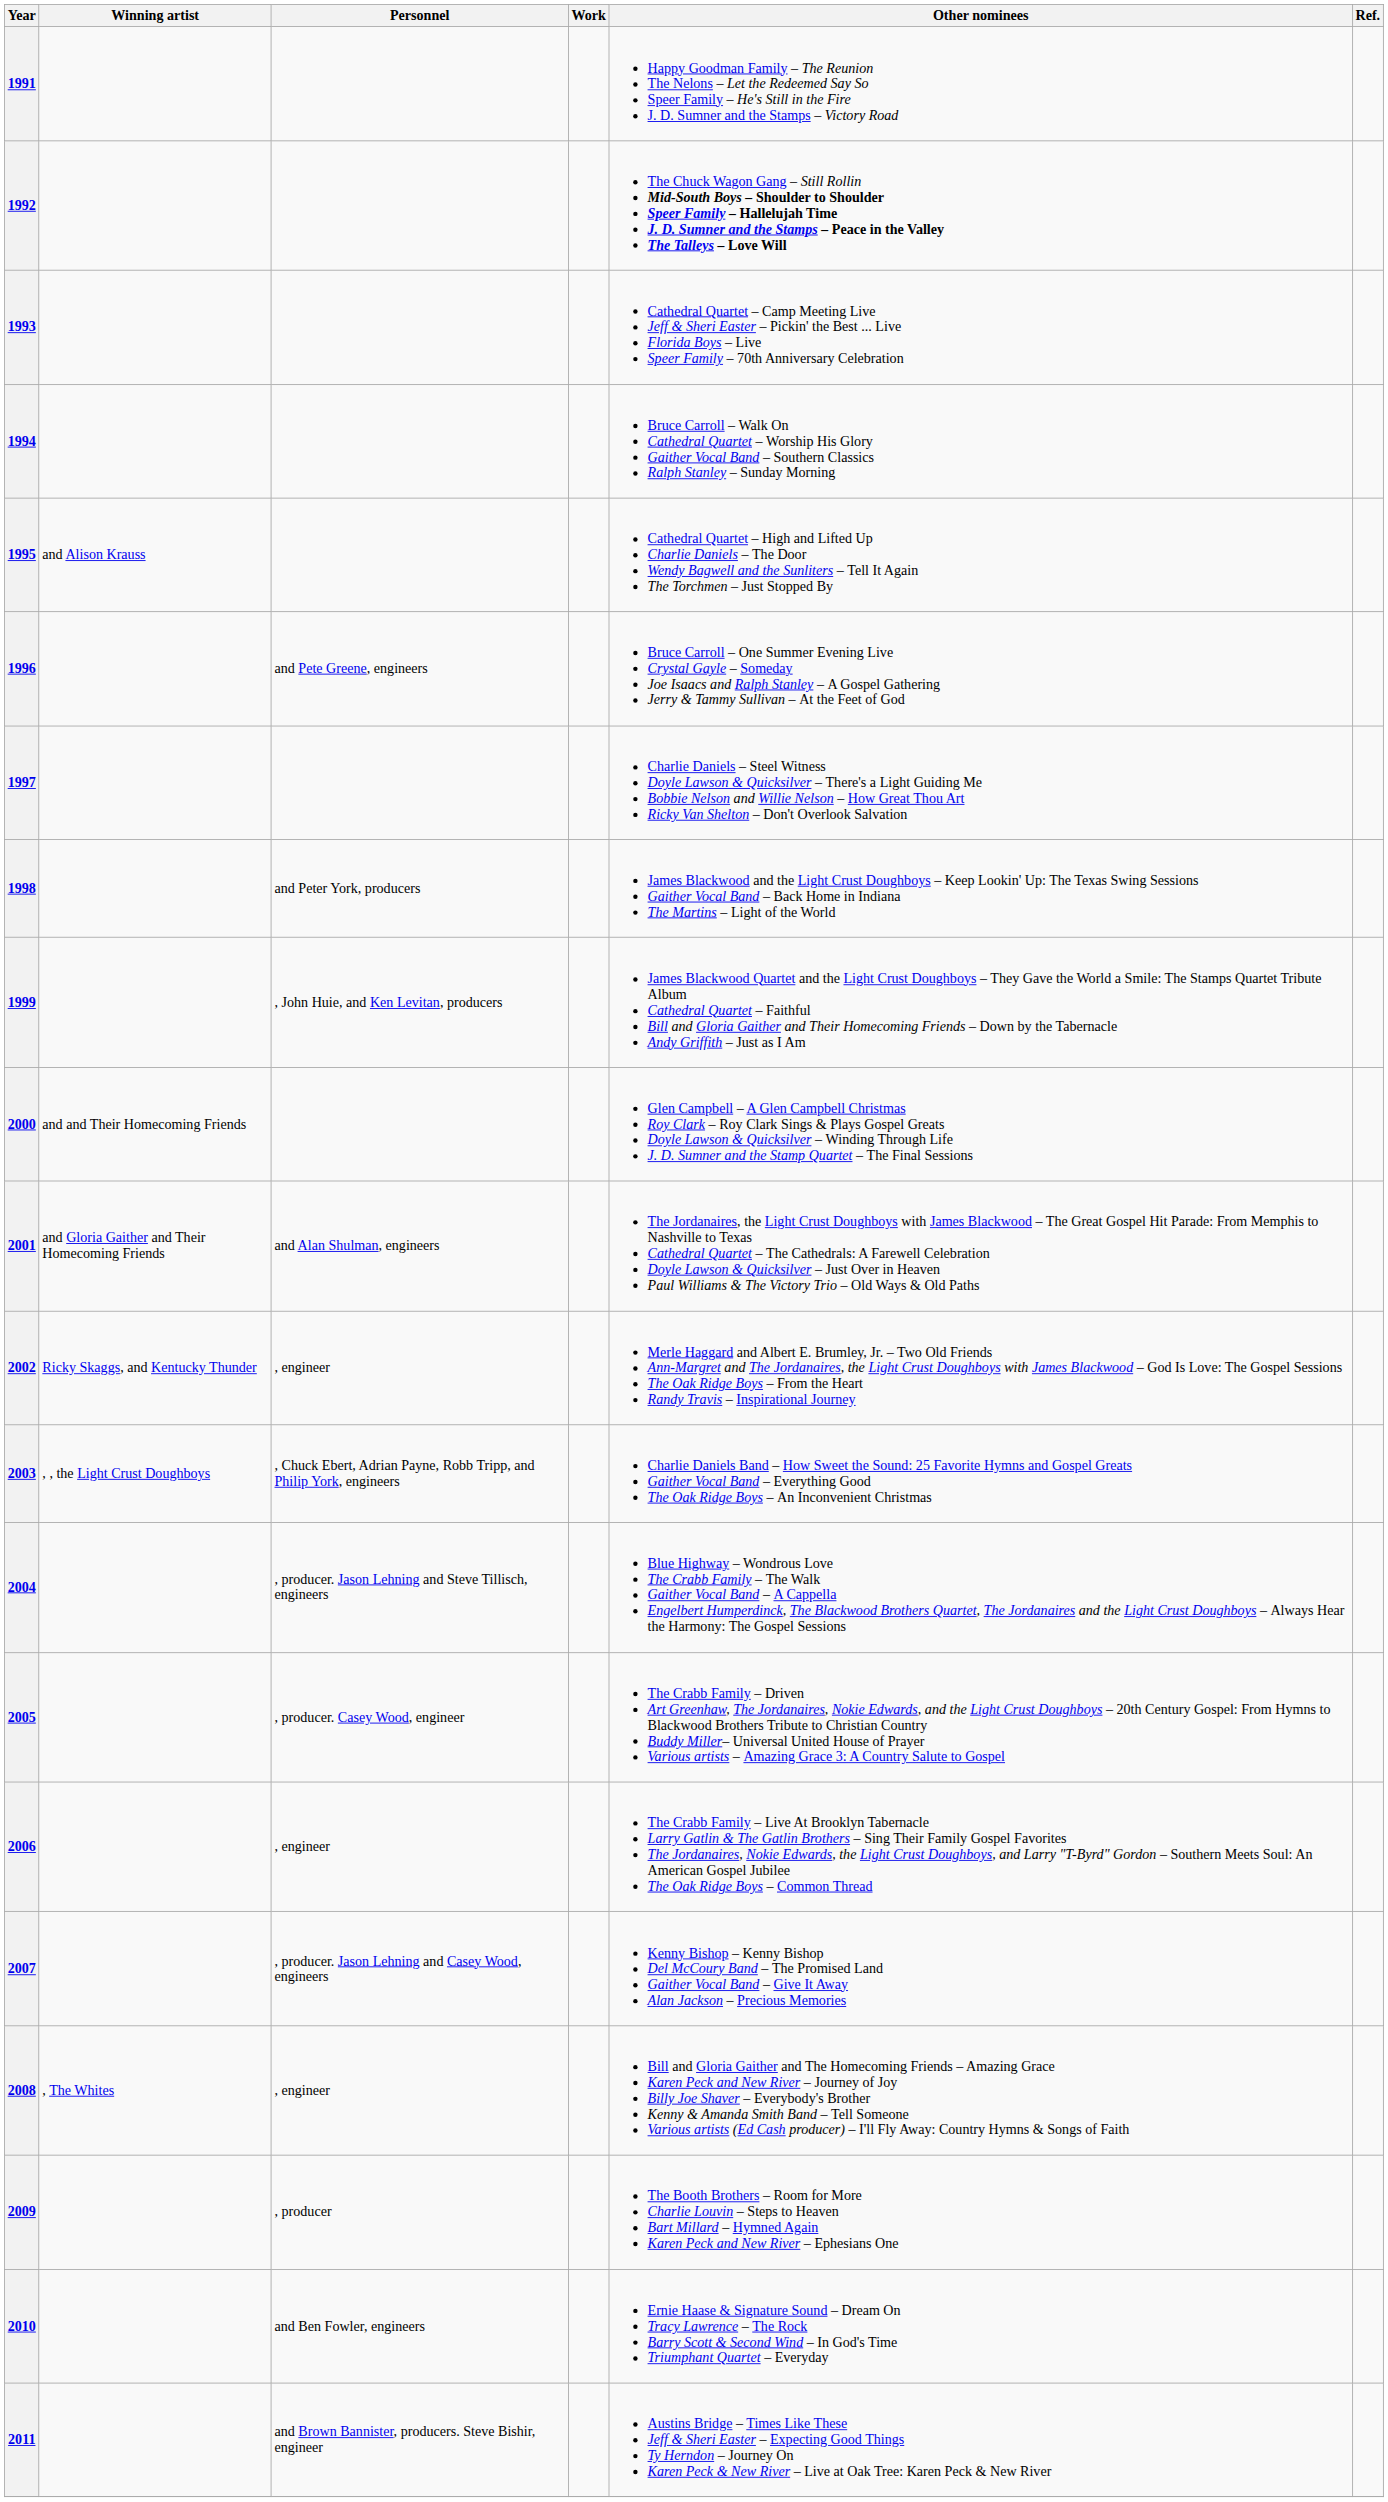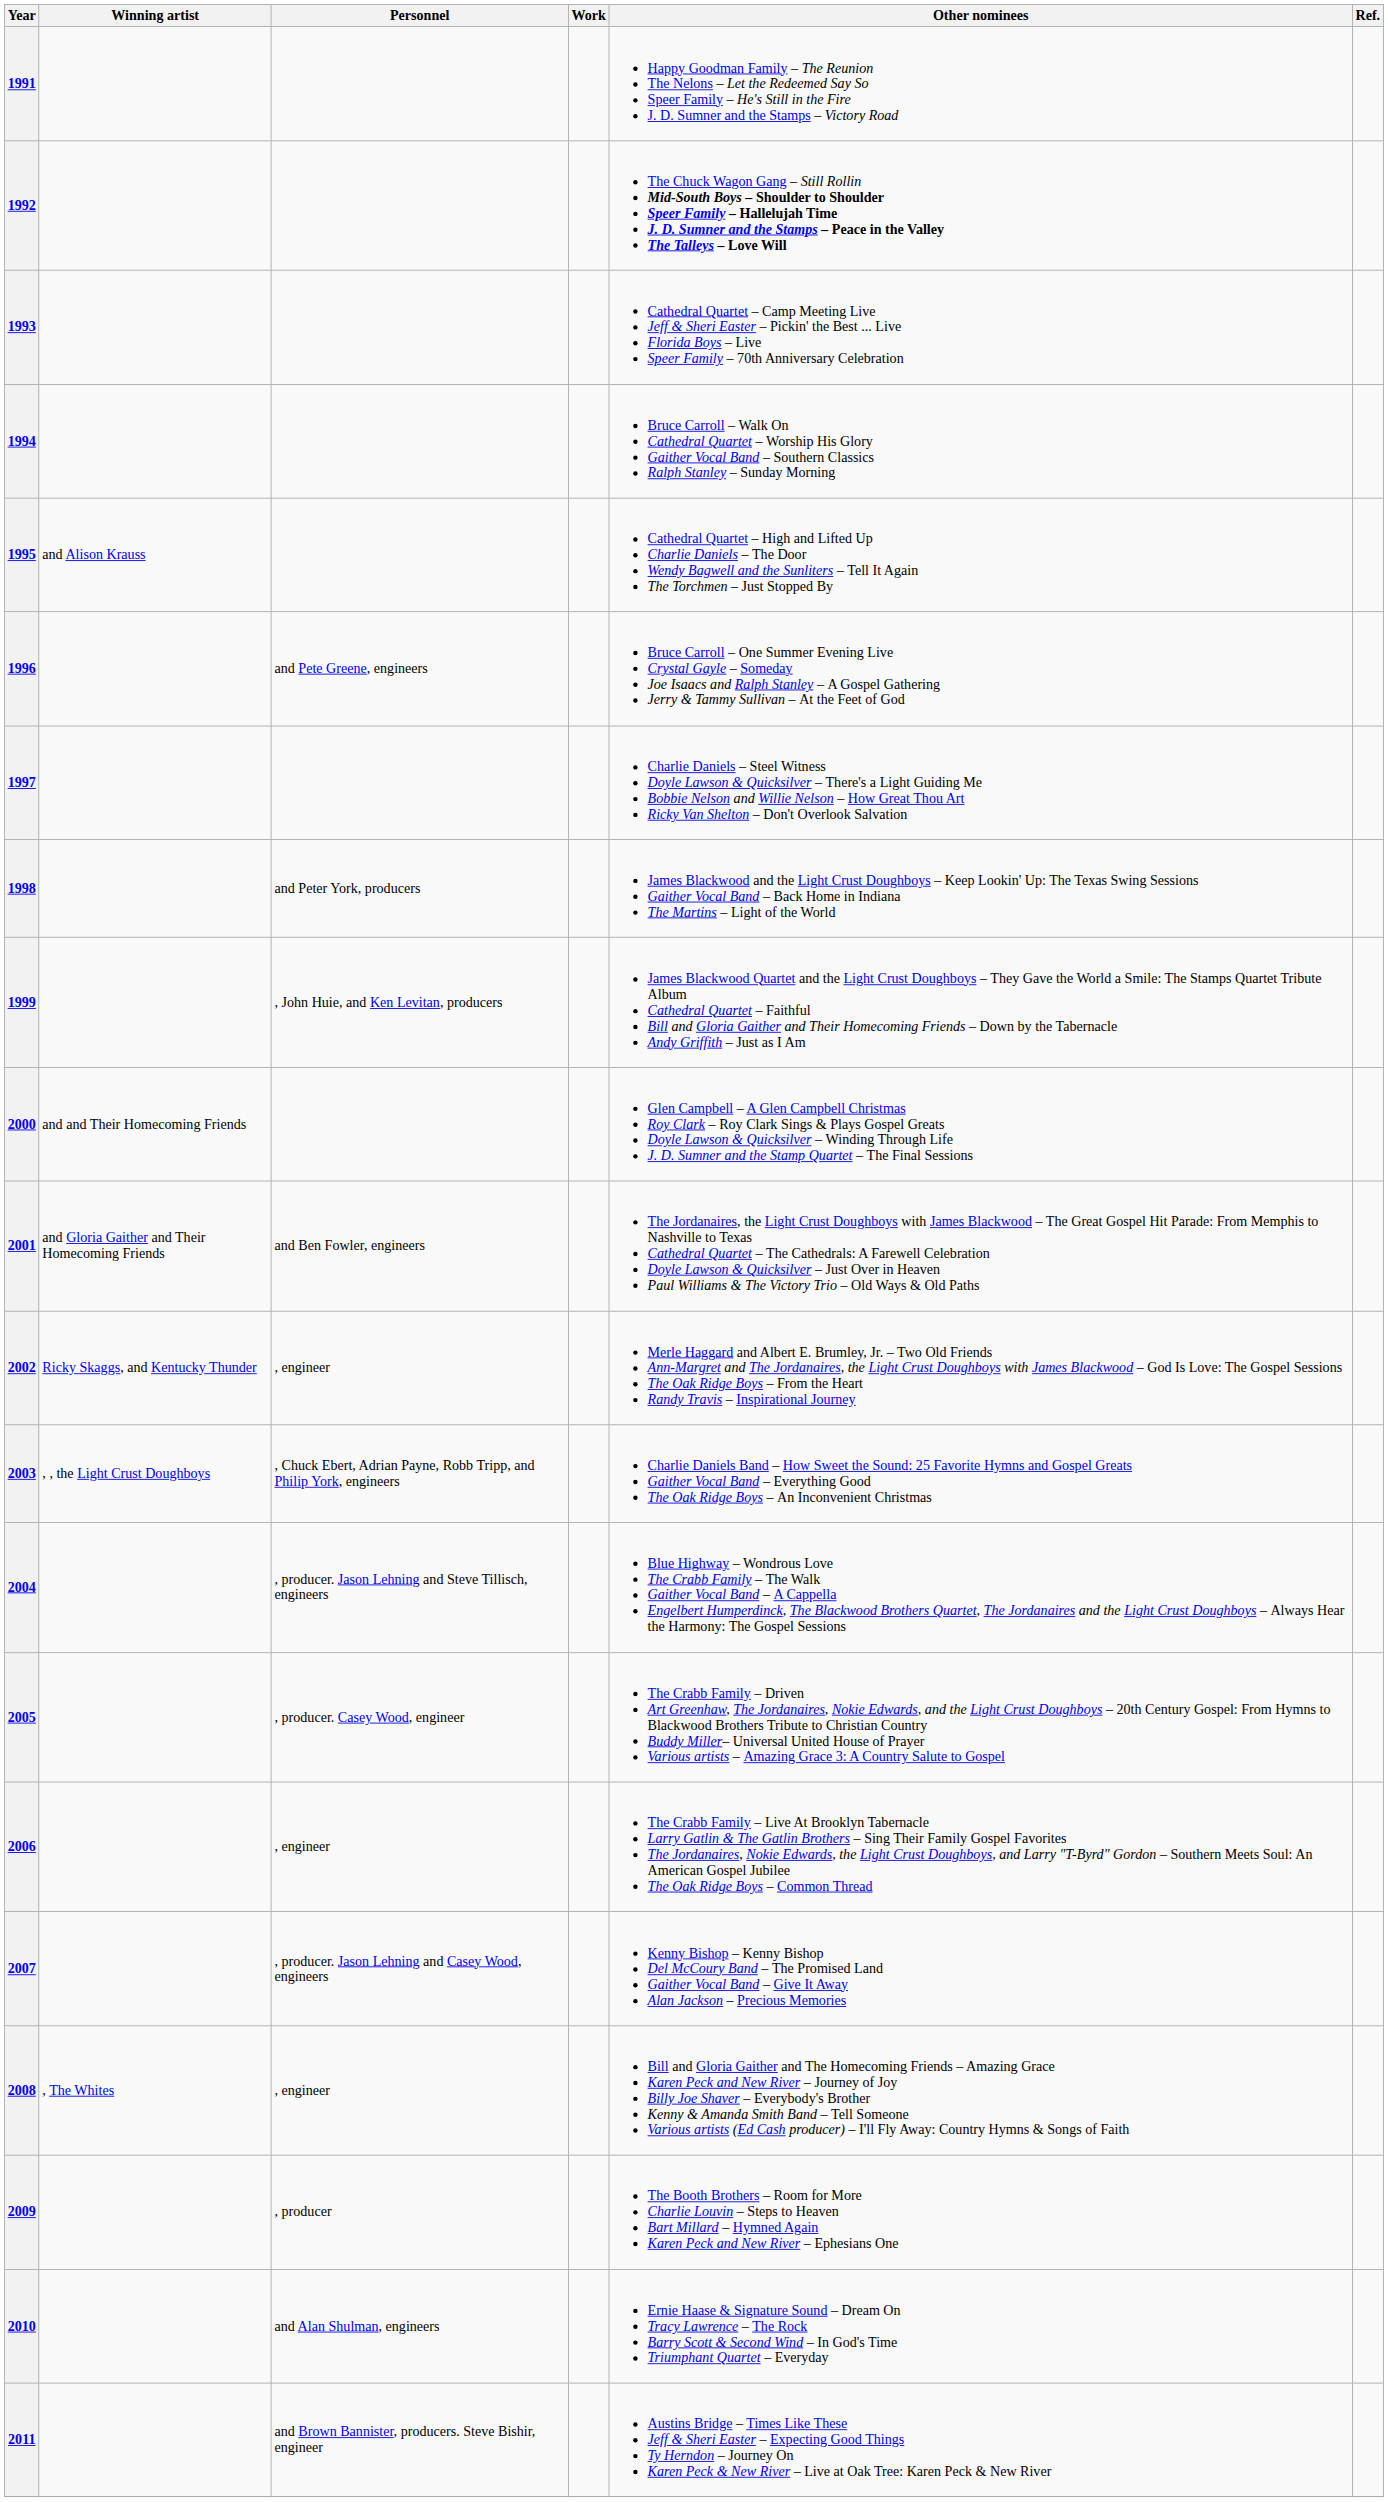(357, 1246) and Alan Shulman, engineers -> (350, 1246) and Ben Fowler, engineers
(350, 2326) and Ben Fowler, engineers -> (357, 2326) and Alan Shulman, engineers
